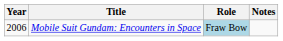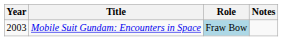(17, 28) 2006 -> (17, 28) 2003
